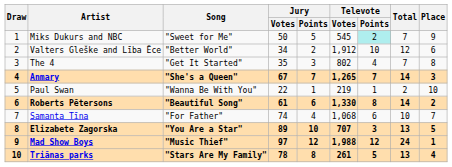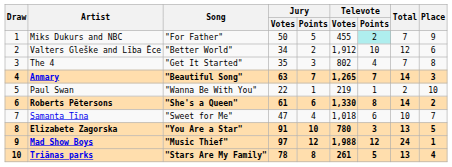(199, 37) "Sweet for Me" -> (194, 37) "For Father"
(344, 37) 545 -> (344, 37) 455
(201, 77) "She's a Queen" -> (204, 77) "Beautiful Song"
(283, 77) 67 -> (283, 77) 63
(204, 103) "Beautiful Song" -> (201, 103) "She's a Queen"
(194, 116) "For Father" -> (199, 116) "Sweet for Me"
(283, 116) 74 -> (283, 116) 47
(344, 116) 1,068 -> (344, 116) 1,018
(283, 129) 89 -> (283, 129) 91
(344, 129) 707 -> (344, 129) 780
